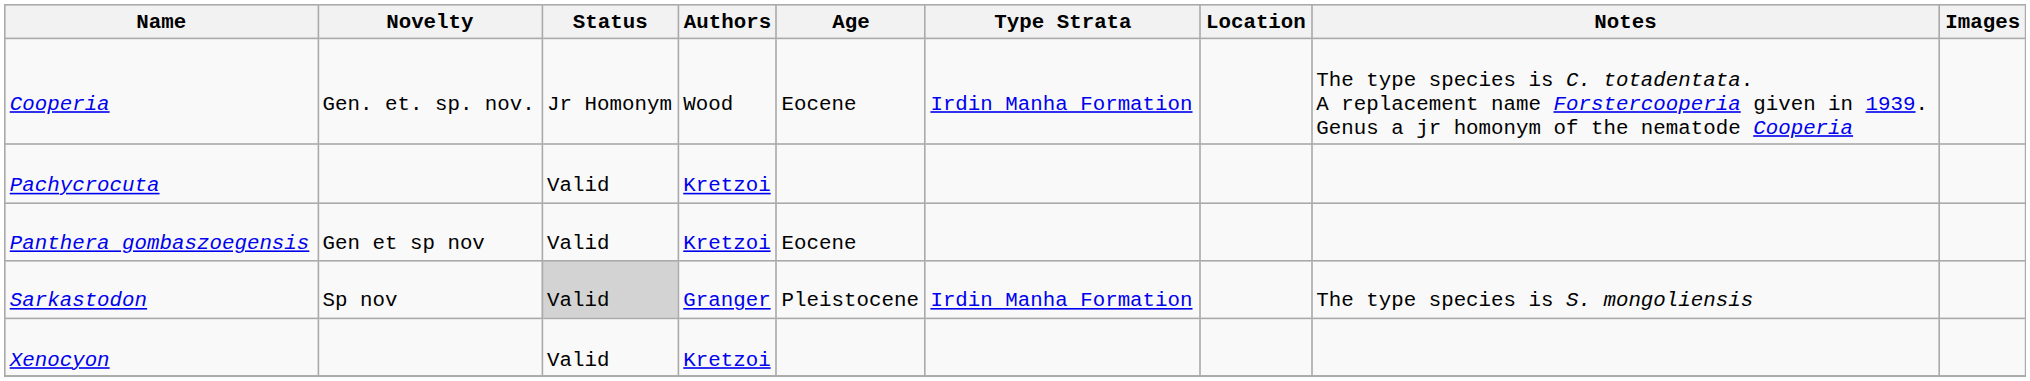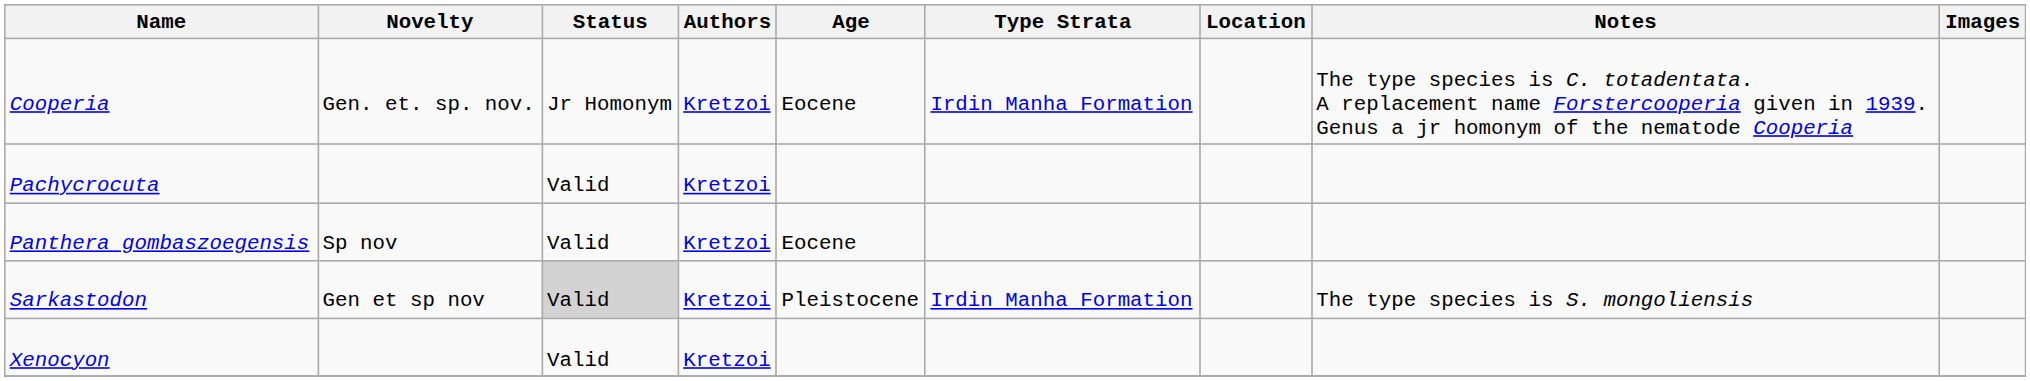(708, 104) Wood -> (727, 104) Kretzoi
(404, 243) Gen et sp nov -> (360, 243) Sp nov
(360, 301) Sp nov -> (404, 301) Gen et sp nov
(727, 301) Granger -> (727, 301) Kretzoi
